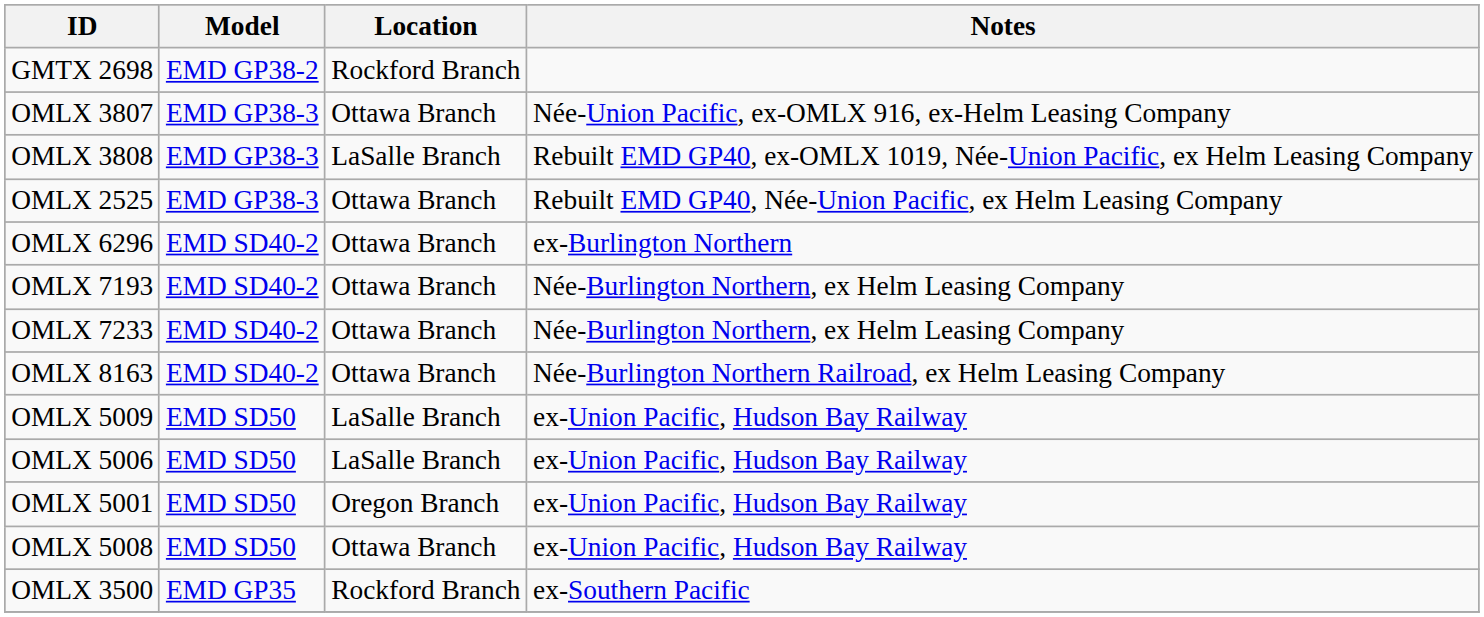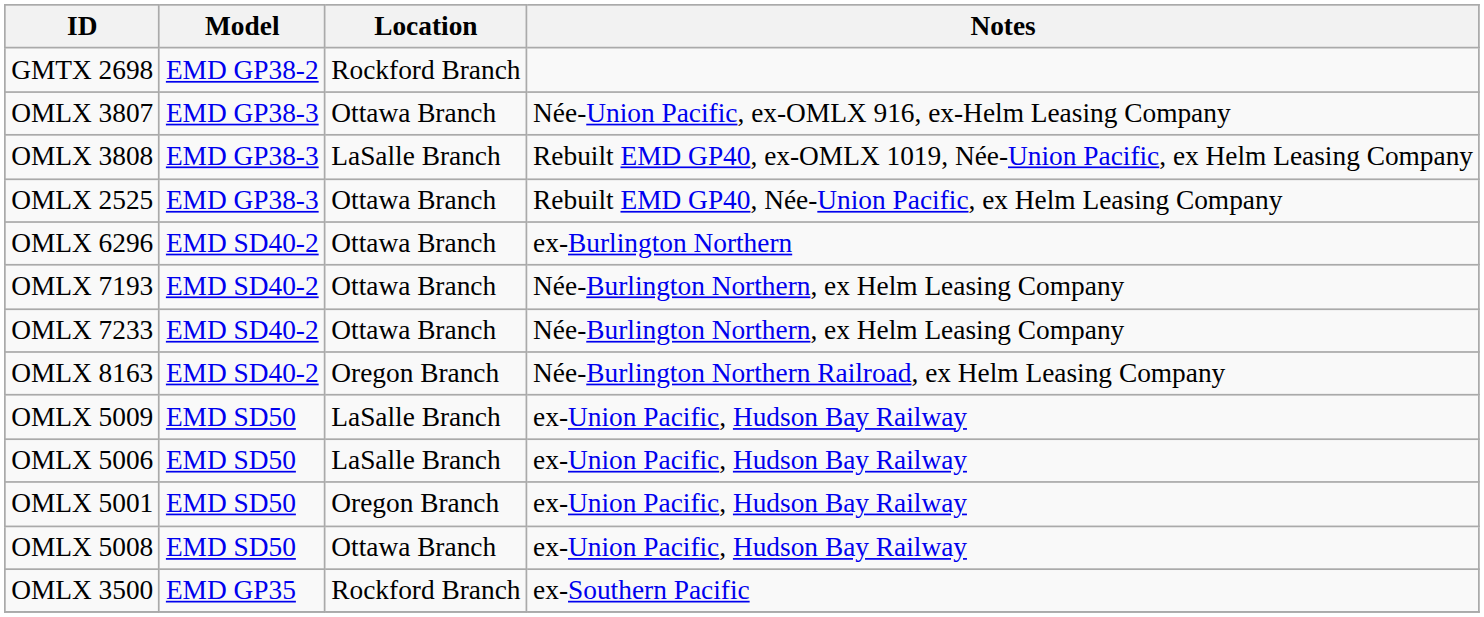(414, 373) Ottawa Branch -> (415, 373) Oregon Branch
